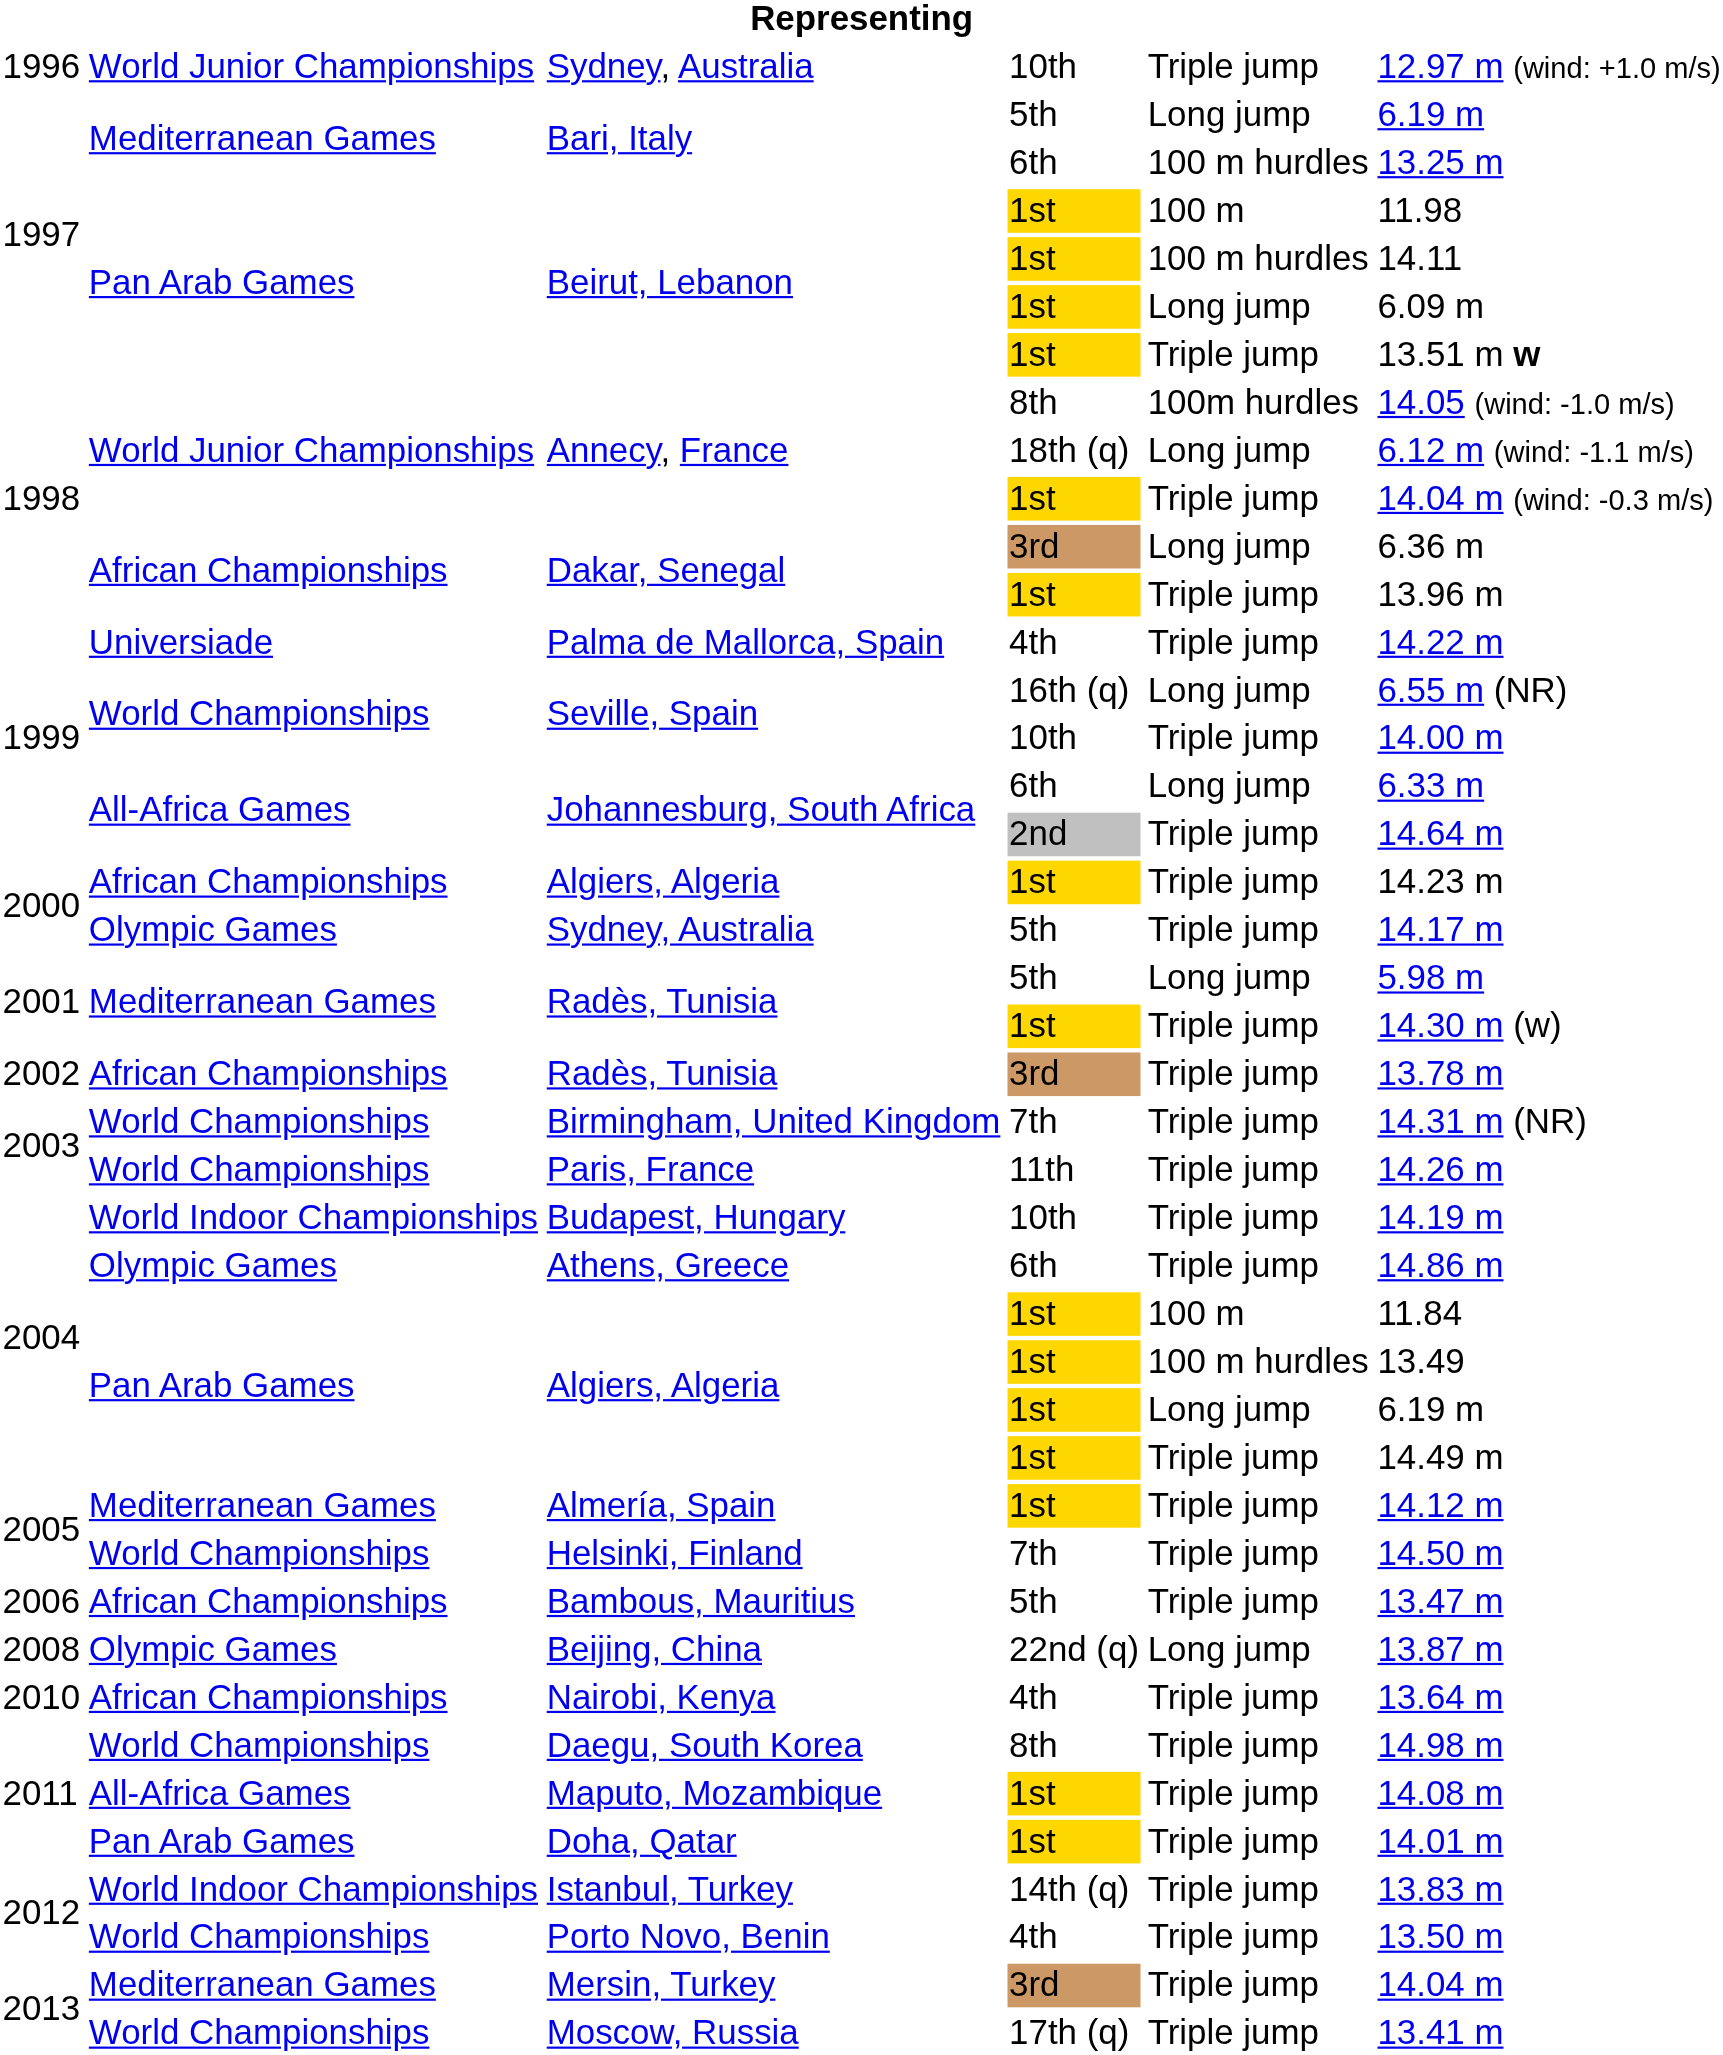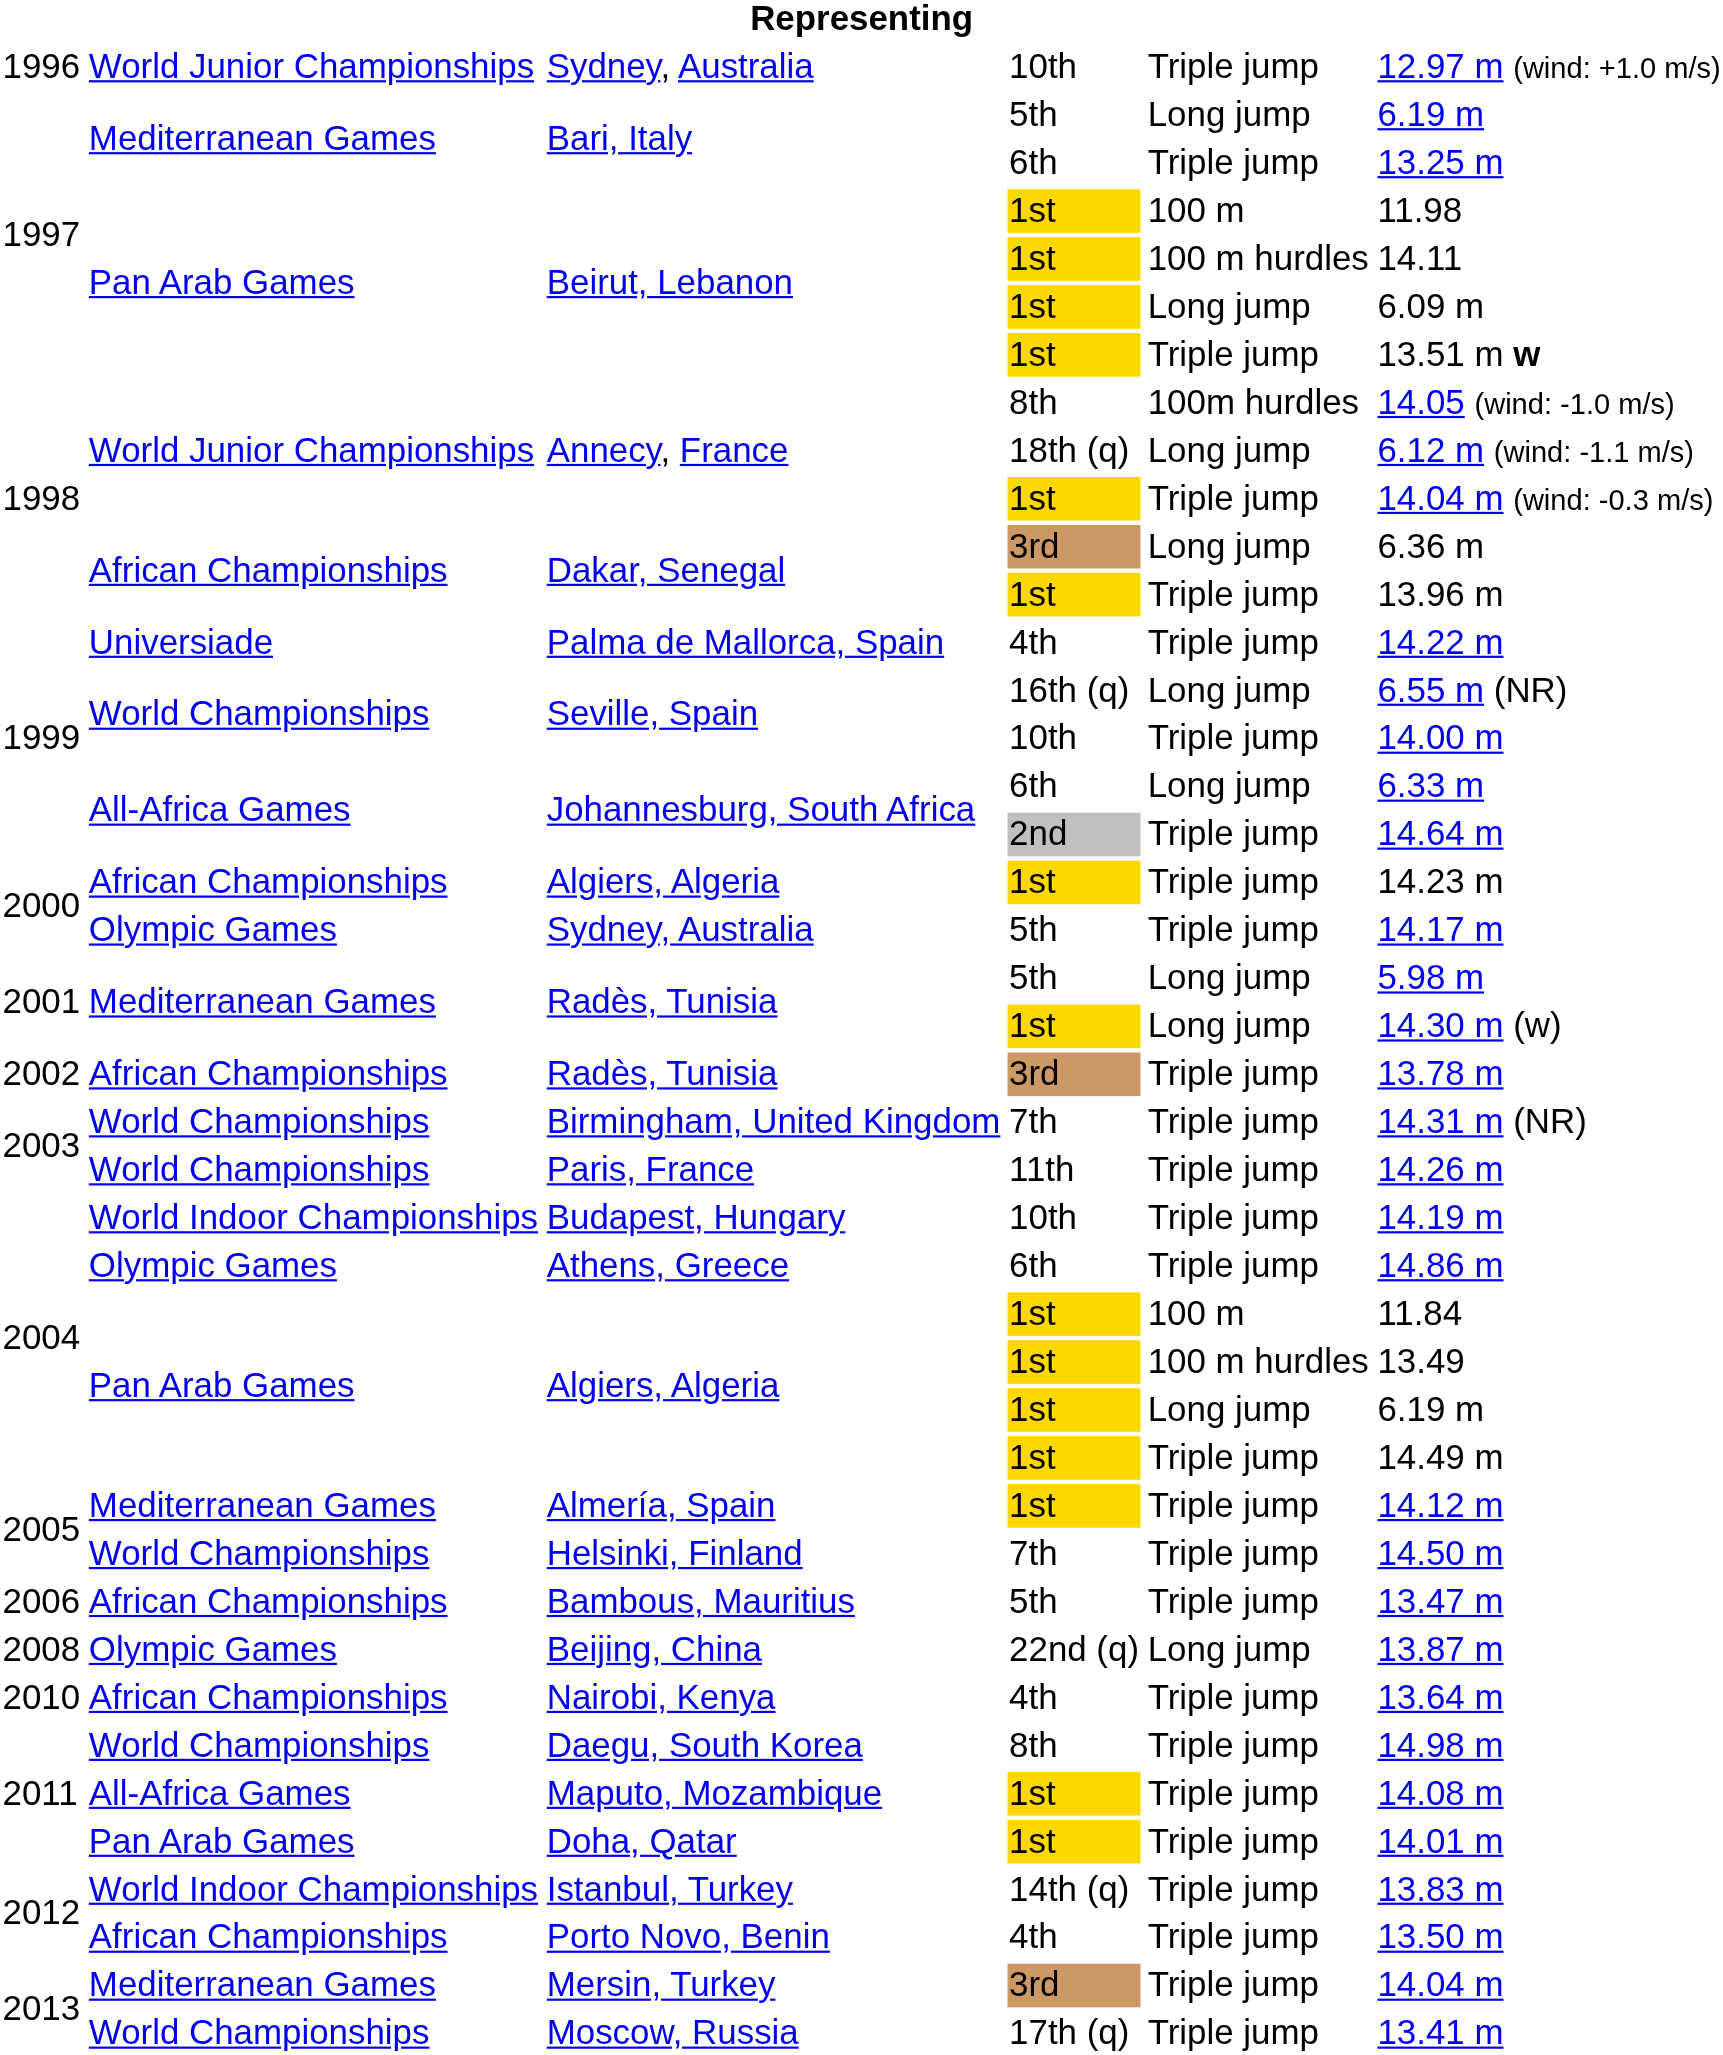(1258, 162) 100 m hurdles -> (1233, 162) Triple jump
(1233, 1025) Triple jump -> (1229, 1025) Long jump
(259, 1936) World Championships -> (268, 1936) African Championships
